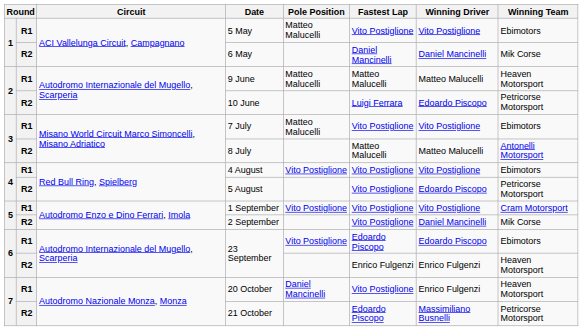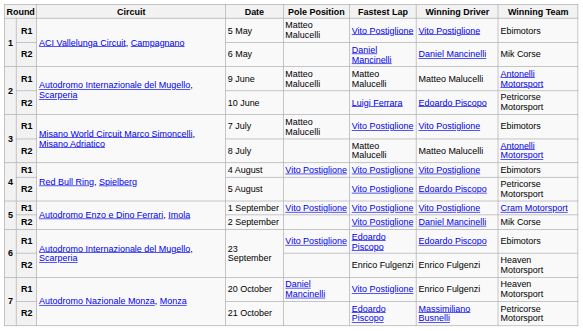(522, 78) Heaven Motorsport -> (522, 78) Antonelli Motorsport
